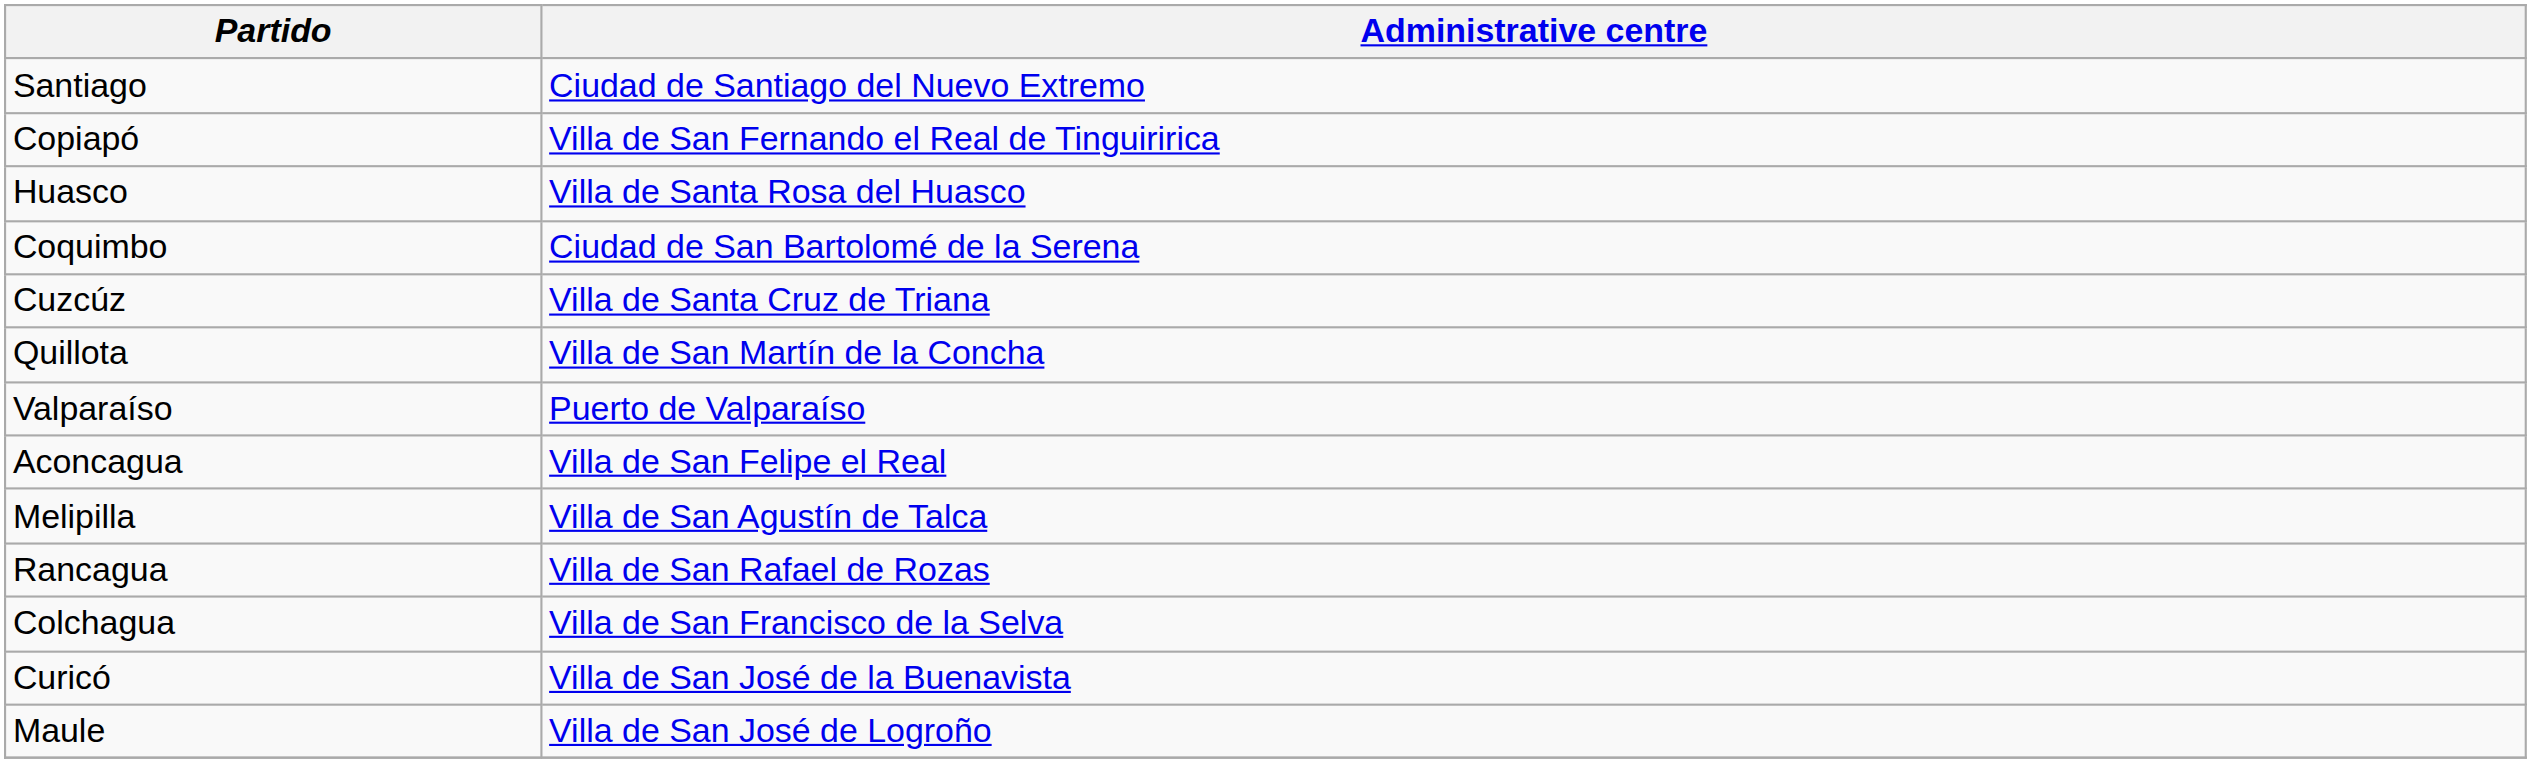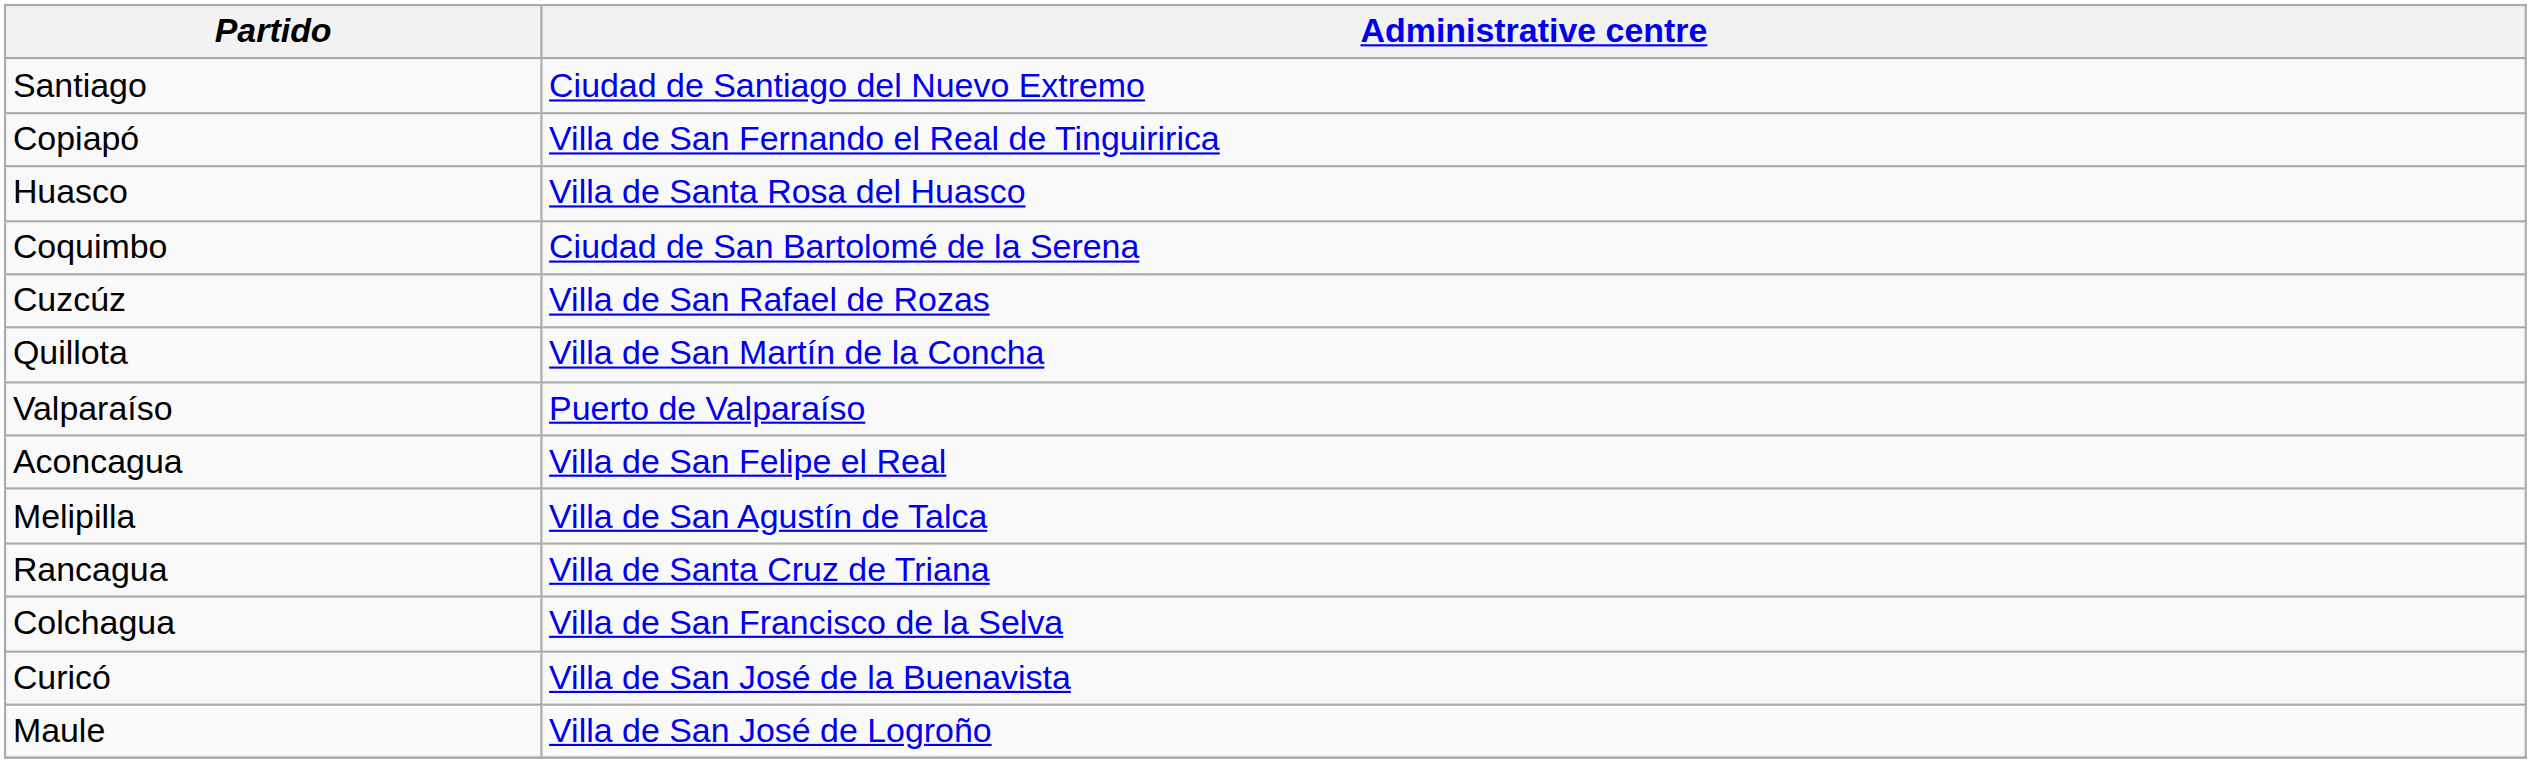(769, 300) Villa de Santa Cruz de Triana -> (769, 300) Villa de San Rafael de Rozas
(769, 569) Villa de San Rafael de Rozas -> (769, 569) Villa de Santa Cruz de Triana
